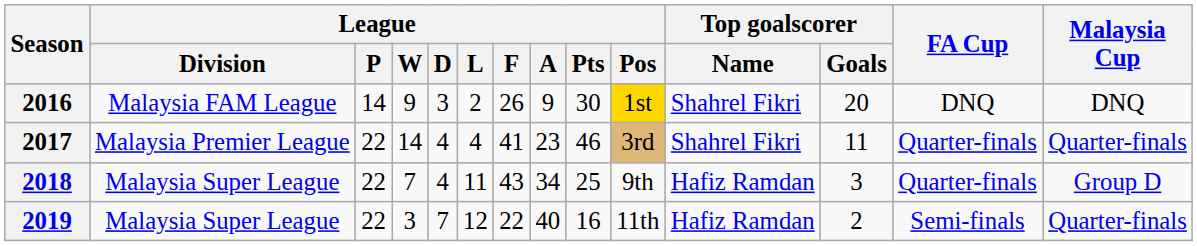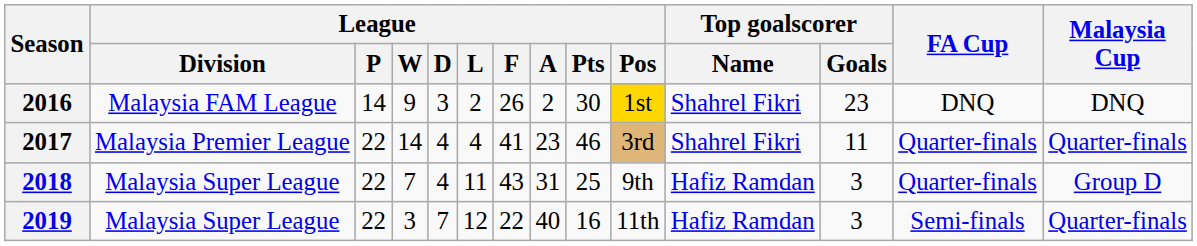(548, 102) 9 -> (548, 102) 2
(856, 102) 20 -> (856, 102) 23
(548, 181) 34 -> (548, 181) 31
(856, 220) 2 -> (856, 220) 3
